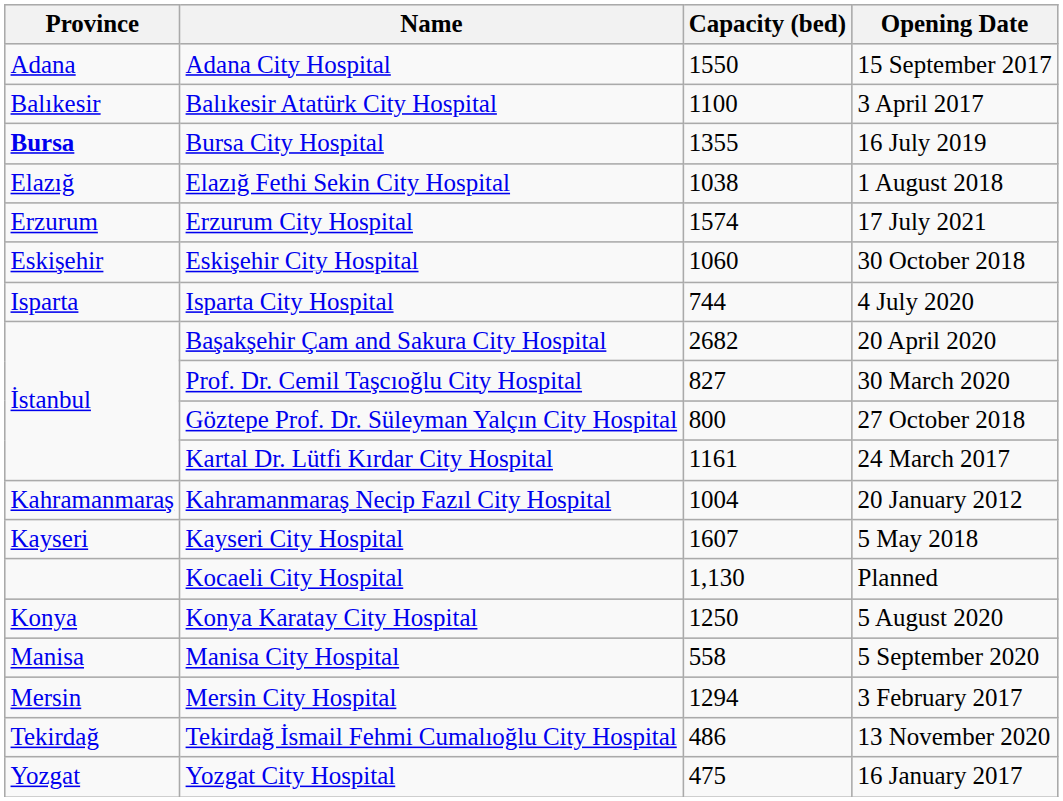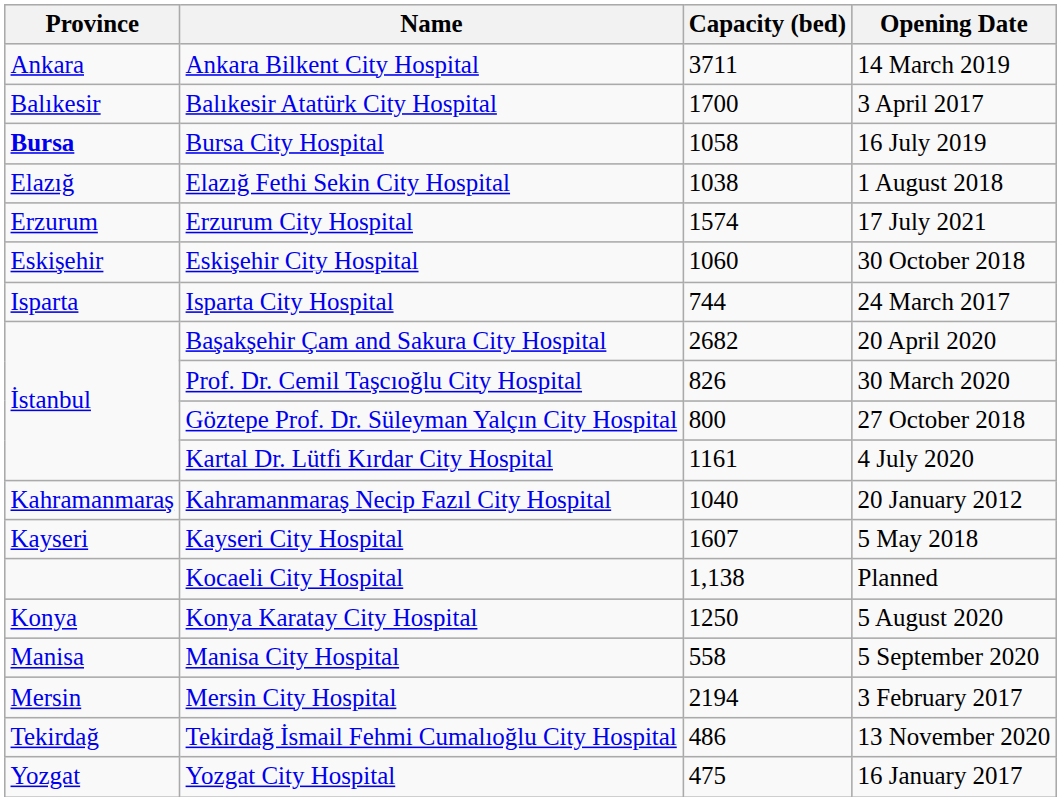- row: (288, 63)
+ row: (332, 63)
(713, 103) 1100 -> (714, 103) 1700
(714, 143) 1355 -> (714, 143) 1058
(916, 301) 4 July 2020 -> (934, 301) 24 March 2017
(707, 380) 827 -> (707, 380) 826
(934, 459) 24 March 2017 -> (916, 459) 4 July 2020
(714, 499) 1004 -> (714, 499) 1040
(717, 578) 1,130 -> (717, 578) 1,138
(714, 697) 1294 -> (714, 697) 2194
